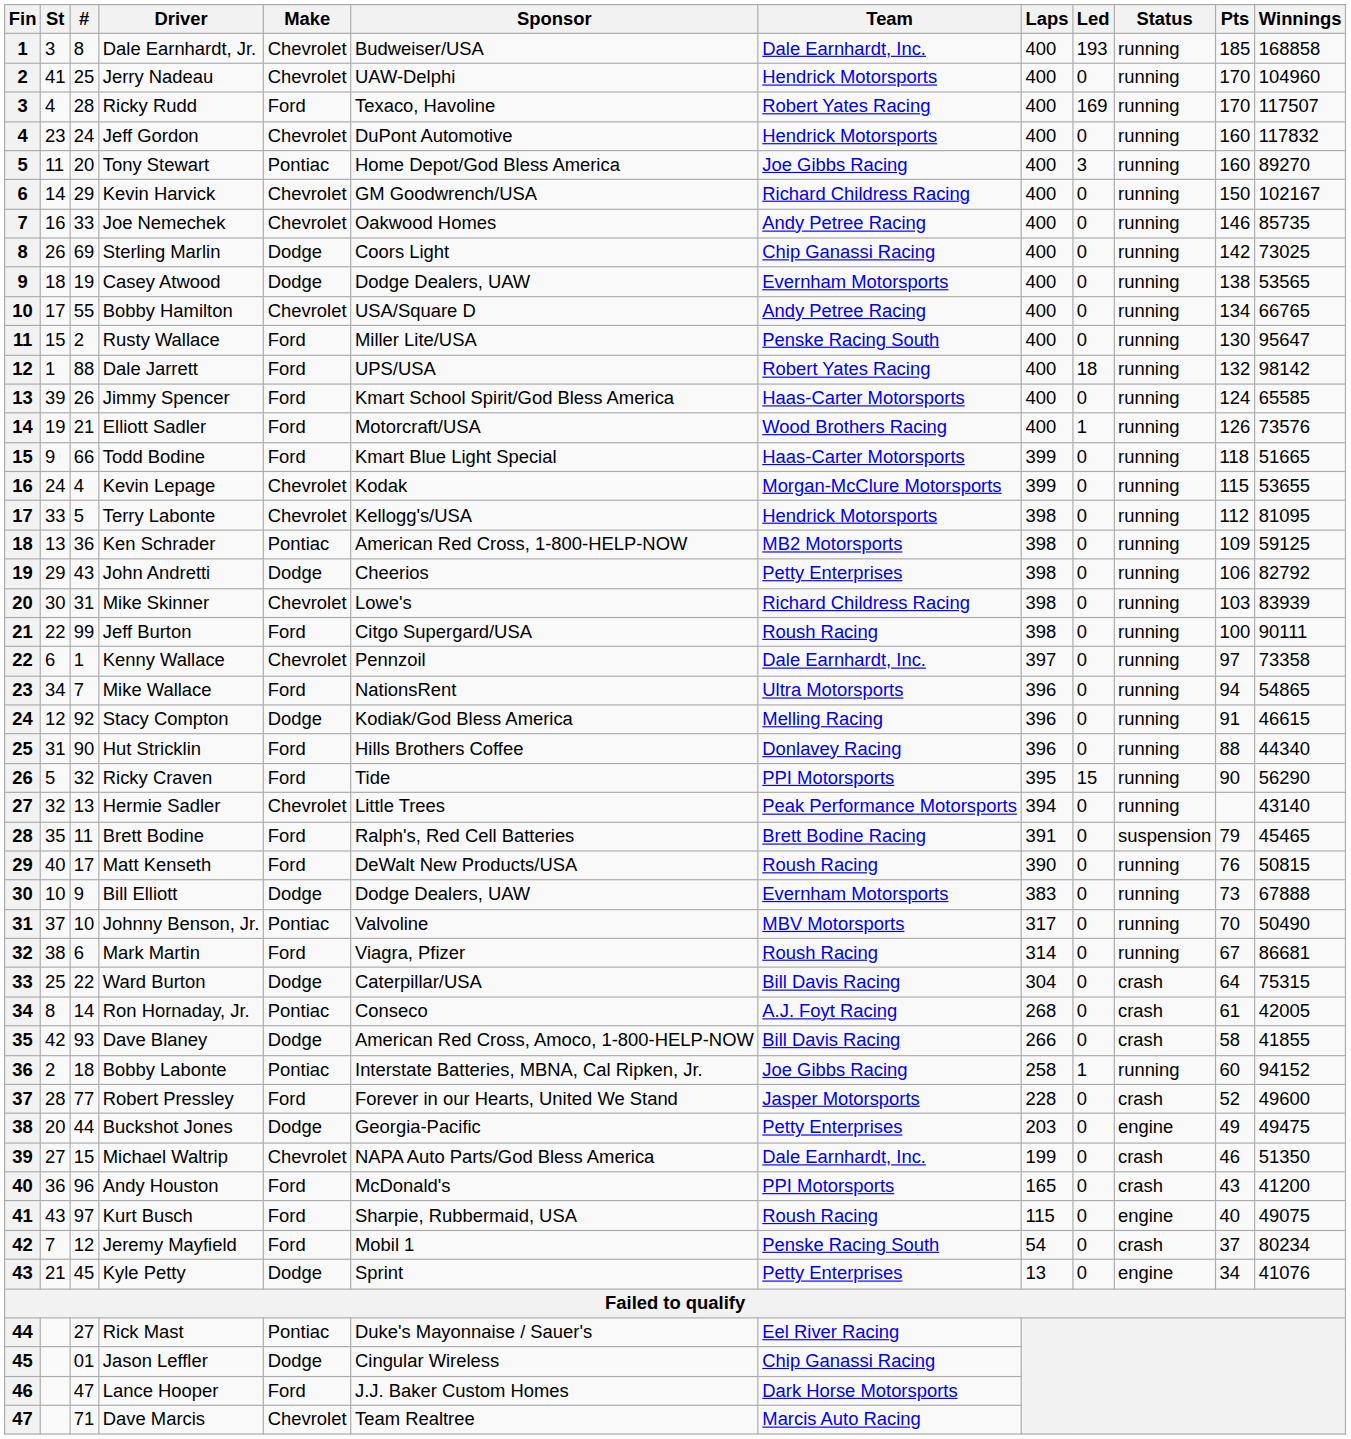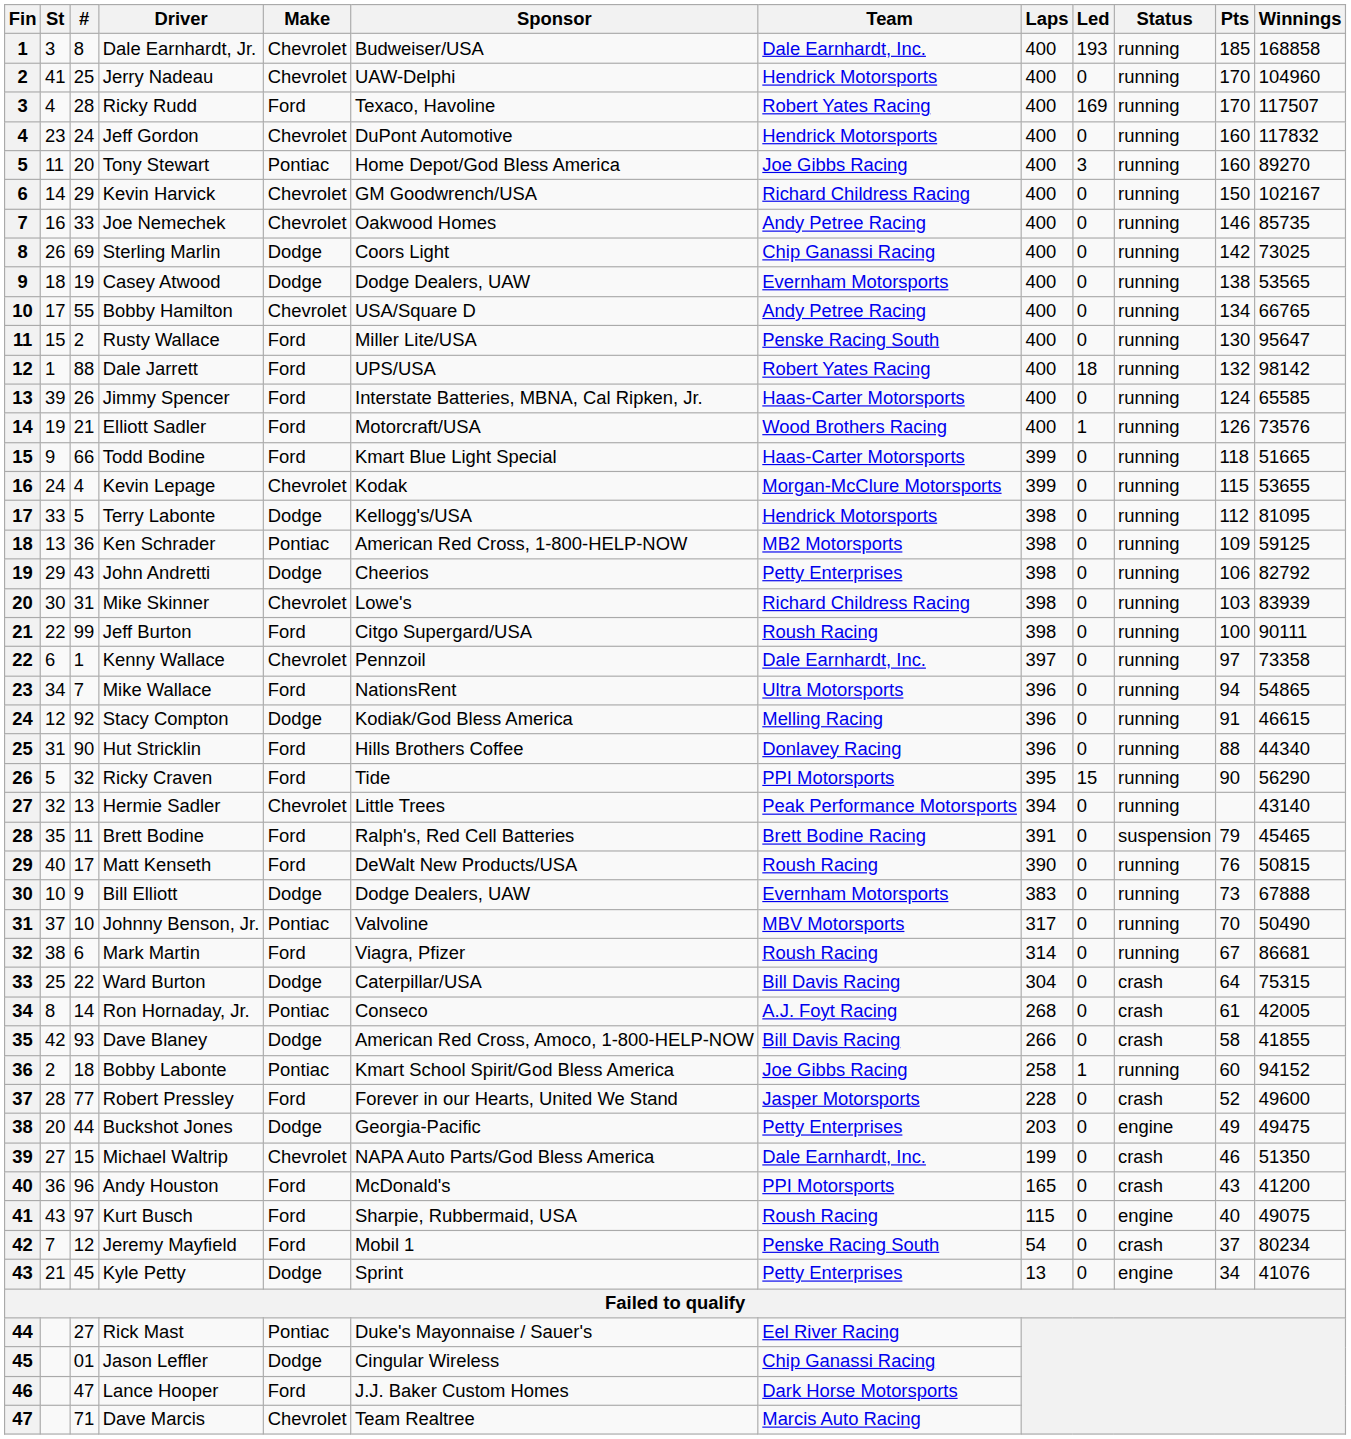(515, 398) Kmart School Spirit/God Bless America -> (529, 398) Interstate Batteries, MBNA, Cal Ripken, Jr.
(307, 515) Chevrolet -> (295, 515) Dodge
(529, 1069) Interstate Batteries, MBNA, Cal Ripken, Jr. -> (515, 1069) Kmart School Spirit/God Bless America
